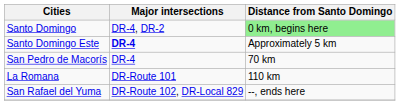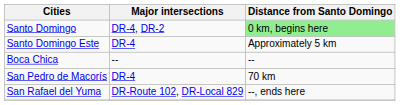(123, 44) bold -> (123, 44) normal
+ row: (32, 60)
- row: (33, 76)
